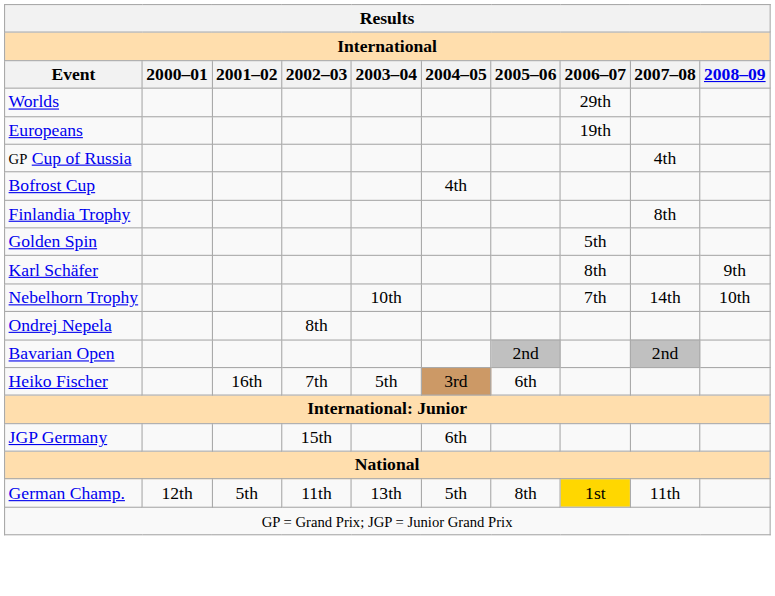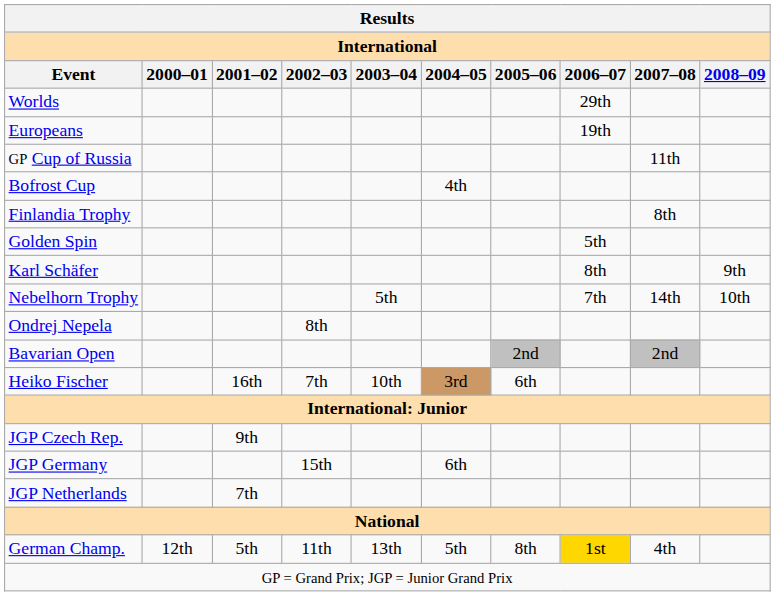(665, 158) 4th -> (665, 158) 11th
(386, 297) 10th -> (386, 297) 5th
(386, 381) 5th -> (386, 381) 10th
+ row: (66, 437)
+ row: (68, 492)
(665, 492) 11th -> (665, 548) 4th
